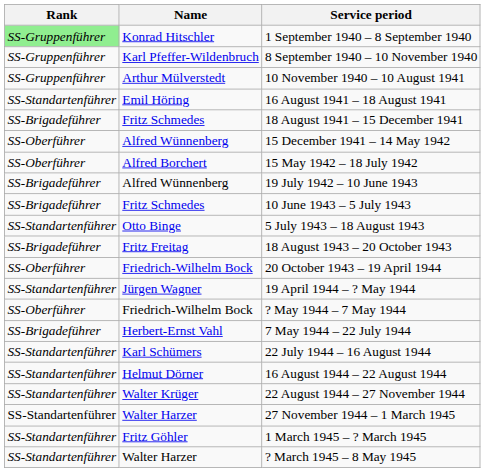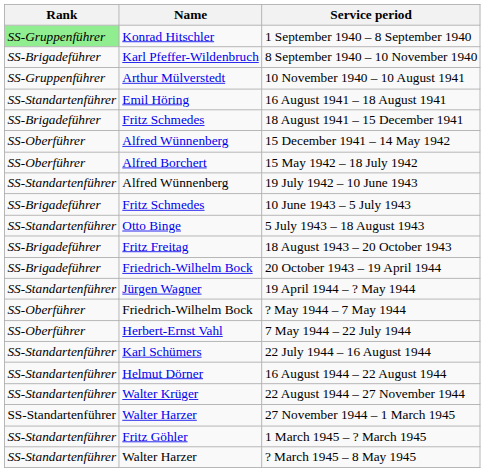(56, 57) SS-Gruppenführer -> (54, 57) SS-Brigadeführer
(54, 183) SS-Brigadeführer -> (62, 183) SS-Standartenführer
(46, 267) SS-Oberführer -> (54, 267) SS-Brigadeführer
(54, 330) SS-Brigadeführer -> (46, 330) SS-Oberführer
